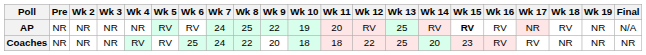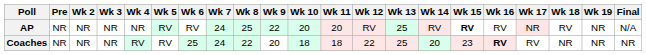(304, 27) 19 -> (304, 27) 20
(500, 43) normal -> (500, 43) bold
